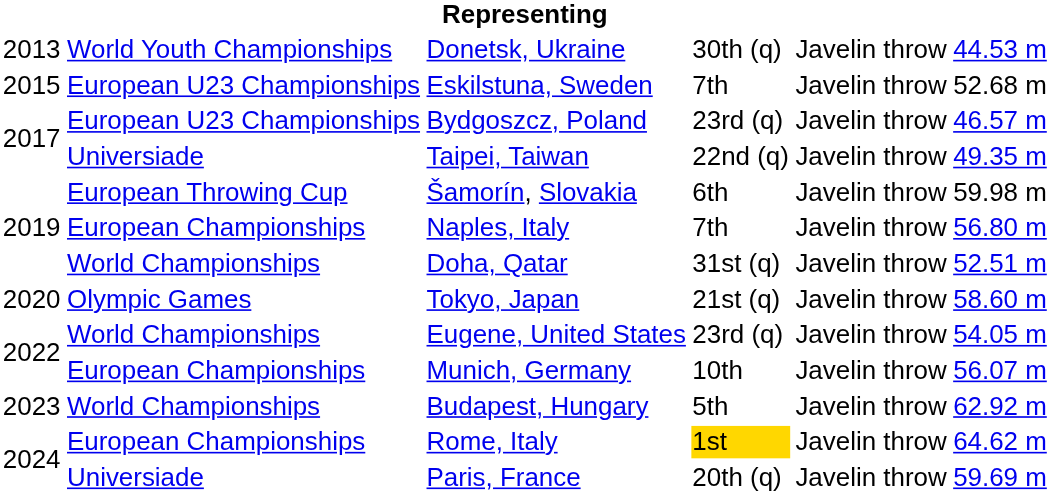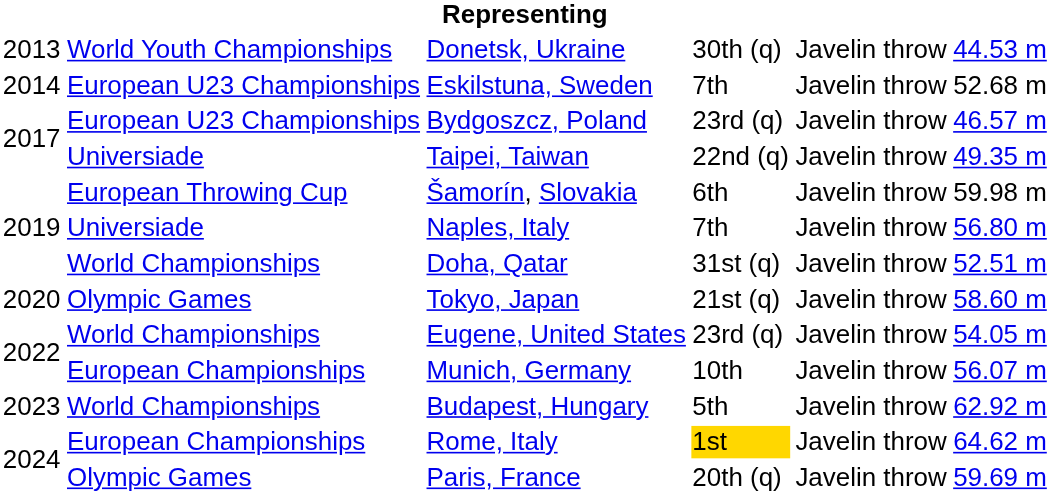(32, 85) 2015 -> (32, 85) 2014
(216, 227) European Championships -> (135, 227) Universiade
(135, 477) Universiade -> (159, 477) Olympic Games
